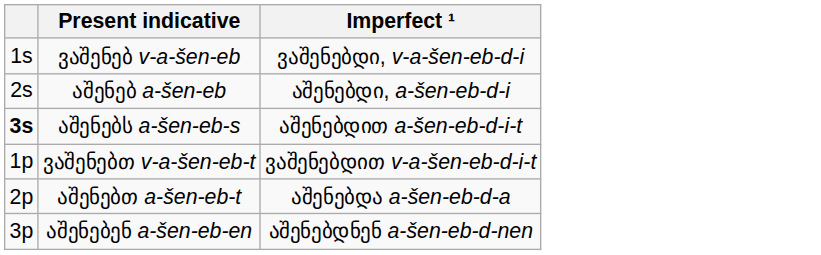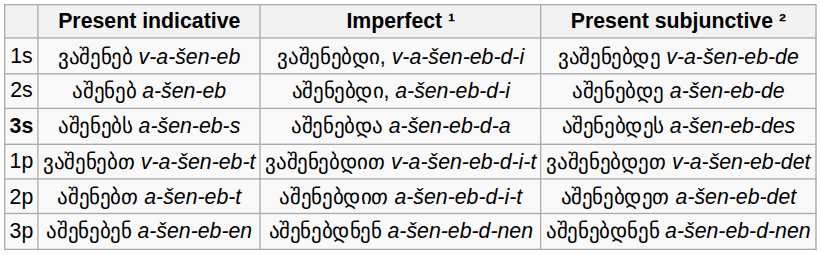+ column: (678, 21)
(401, 126) აშენებდით a-šen-eb-d-i-t -> (401, 126) აშენებდა a-šen-eb-d-a
(401, 196) აშენებდა a-šen-eb-d-a -> (401, 196) აშენებდით a-šen-eb-d-i-t
